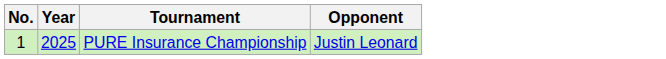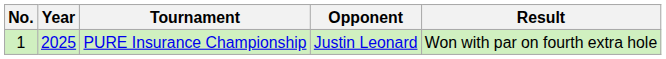+ column: (541, 17)
